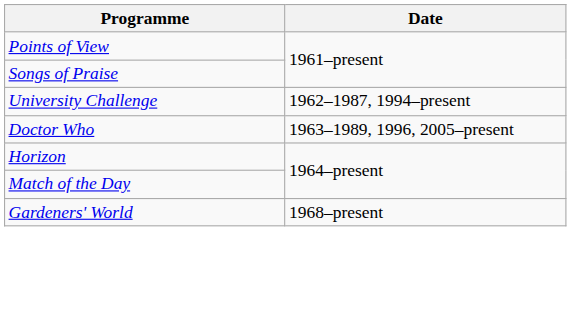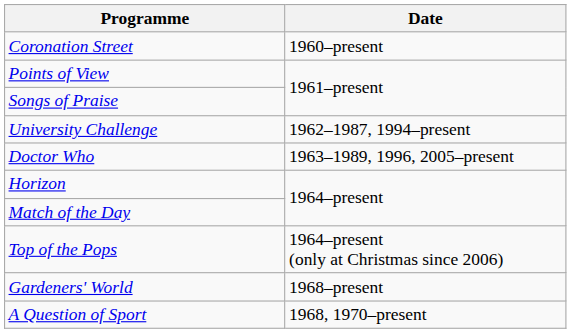+ row: (71, 45)
+ row: (63, 249)
+ row: (77, 314)
